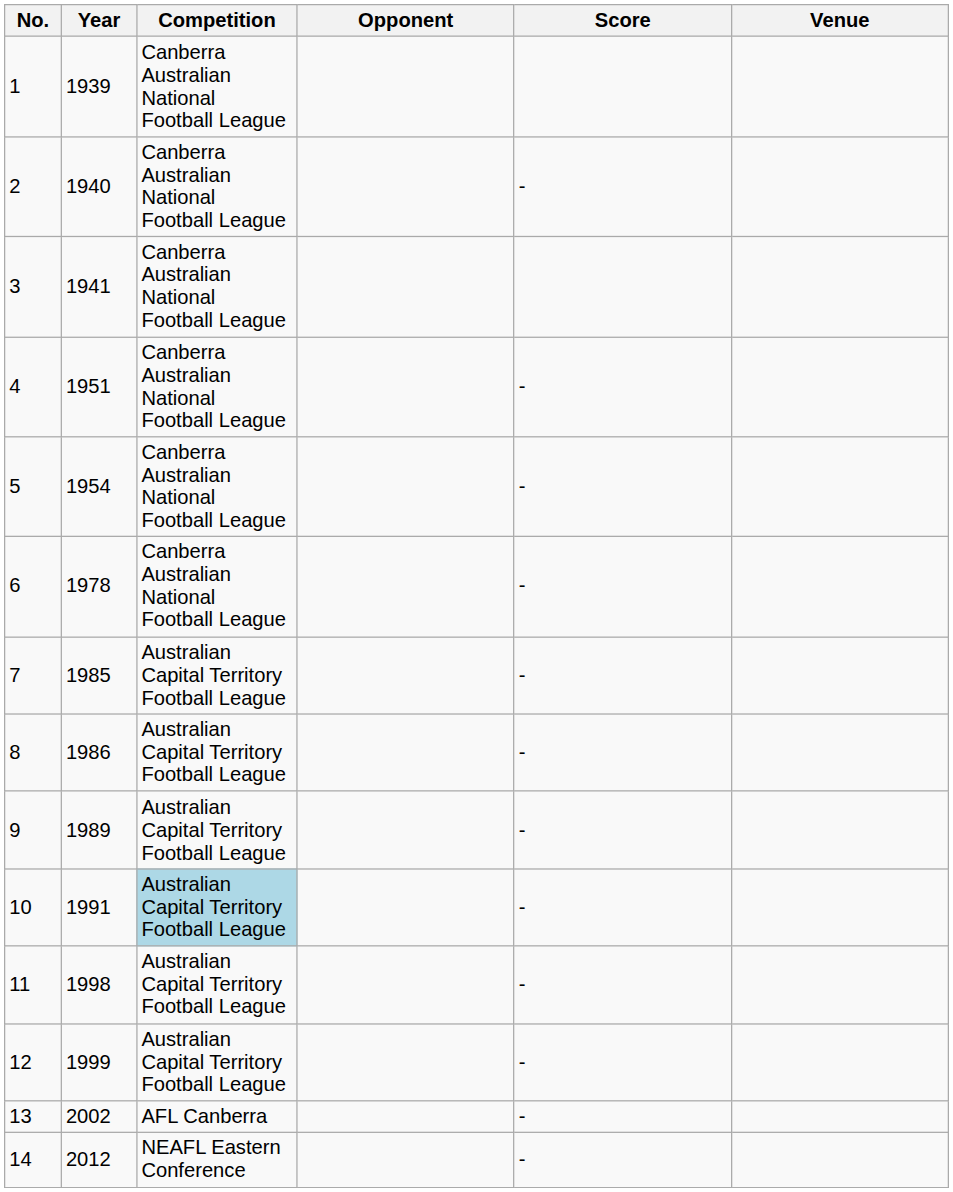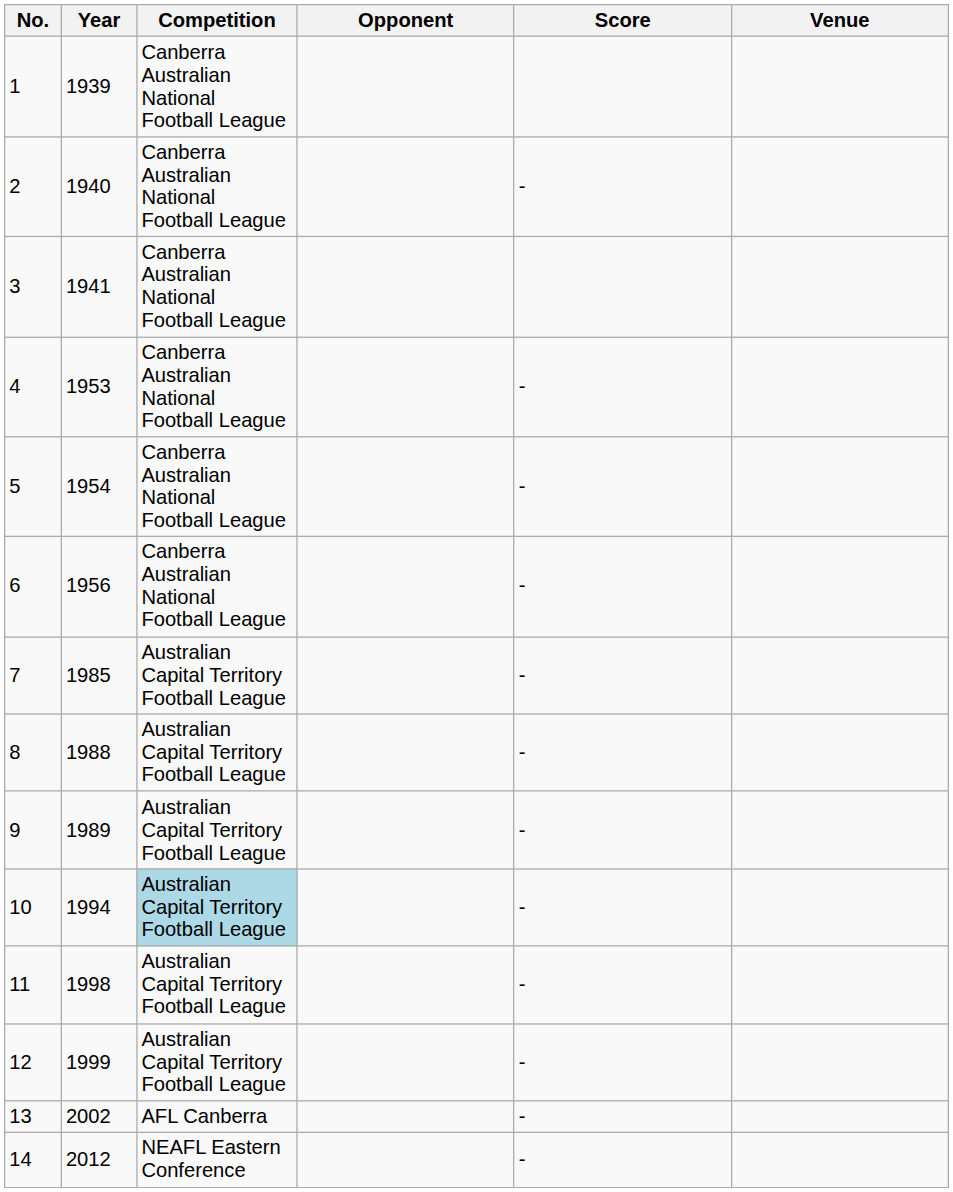(88, 386) 1951 -> (88, 386) 1953
(88, 586) 1978 -> (88, 586) 1956
(88, 752) 1986 -> (88, 752) 1988
(88, 907) 1991 -> (88, 907) 1994
